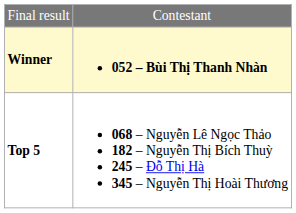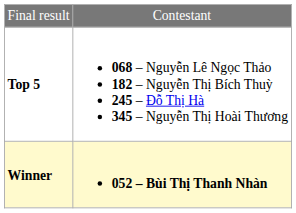rows swapped: (30, 60) <-> (24, 150)
